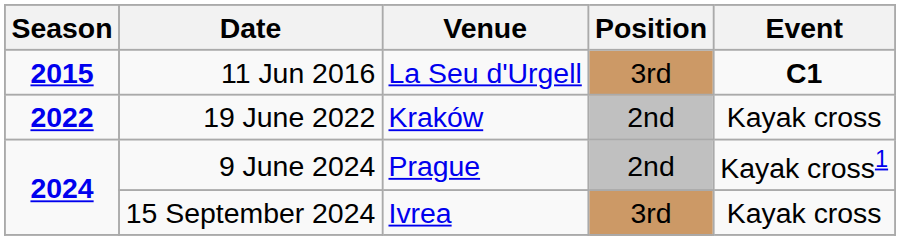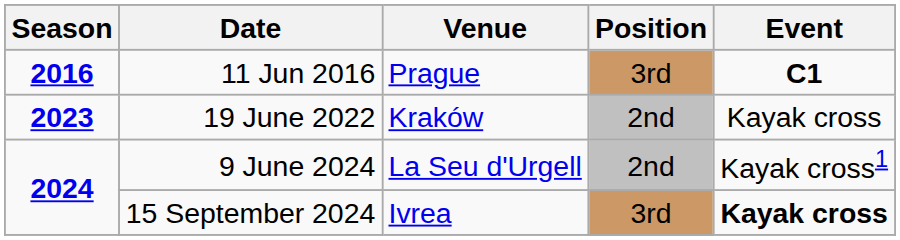(62, 73) 2015 -> (62, 73) 2016
(485, 73) La Seu d'Urgell -> (434, 73) Prague
(62, 118) 2022 -> (62, 118) 2023
(434, 165) Prague -> (485, 165) La Seu d'Urgell
(804, 213) normal -> (804, 213) bold
